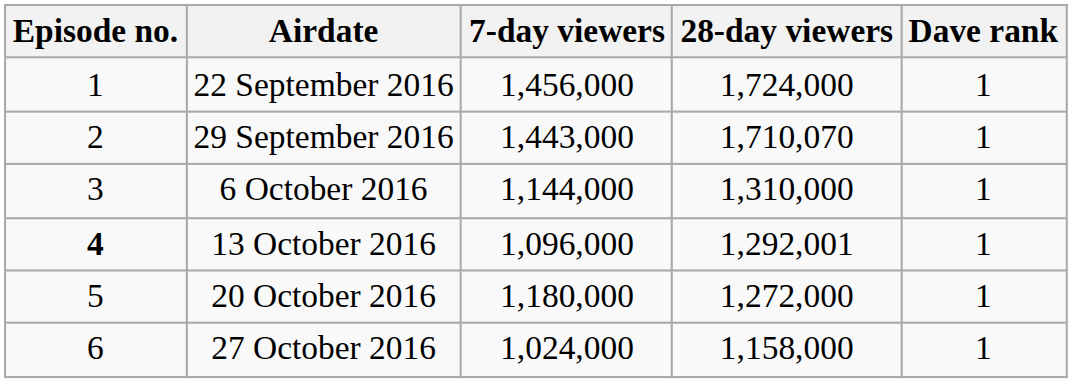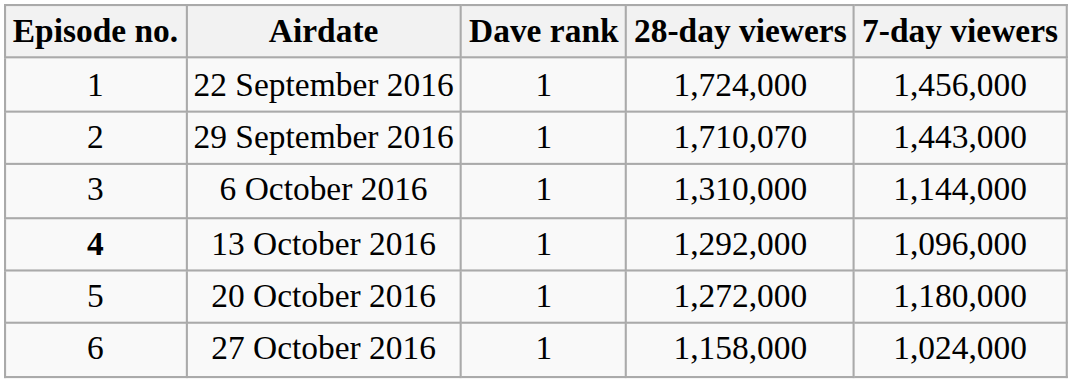columns swapped: (567, 31) <-> (983, 31)
(787, 243) 1,292,001 -> (740, 243) 1,292,000
